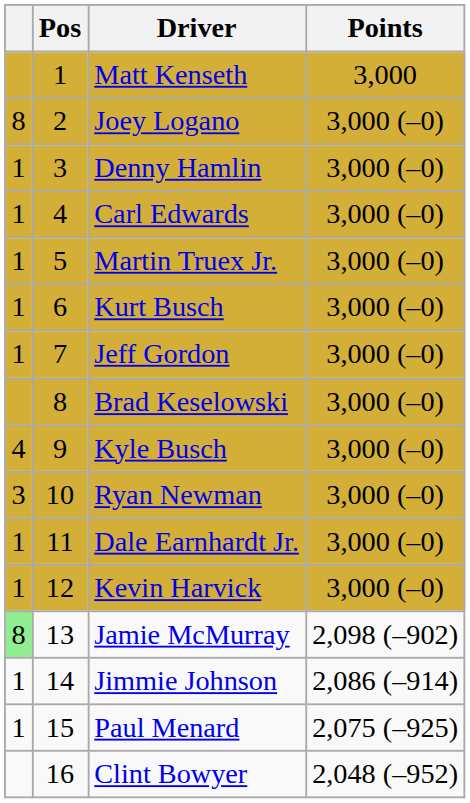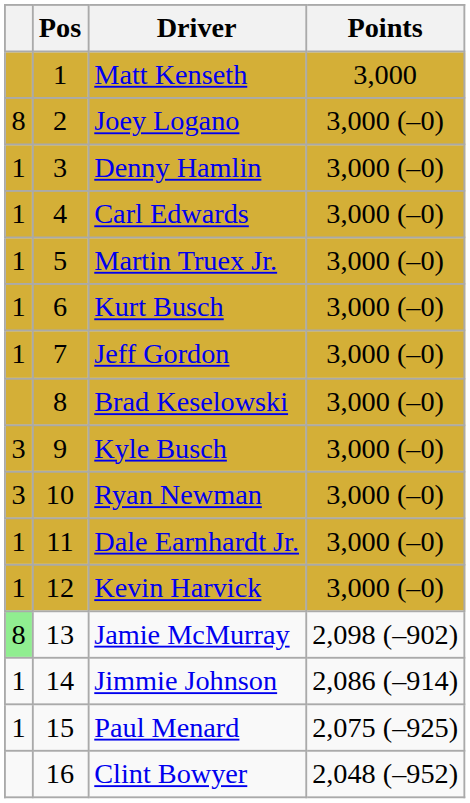(19, 447) 4 -> (19, 447) 3
